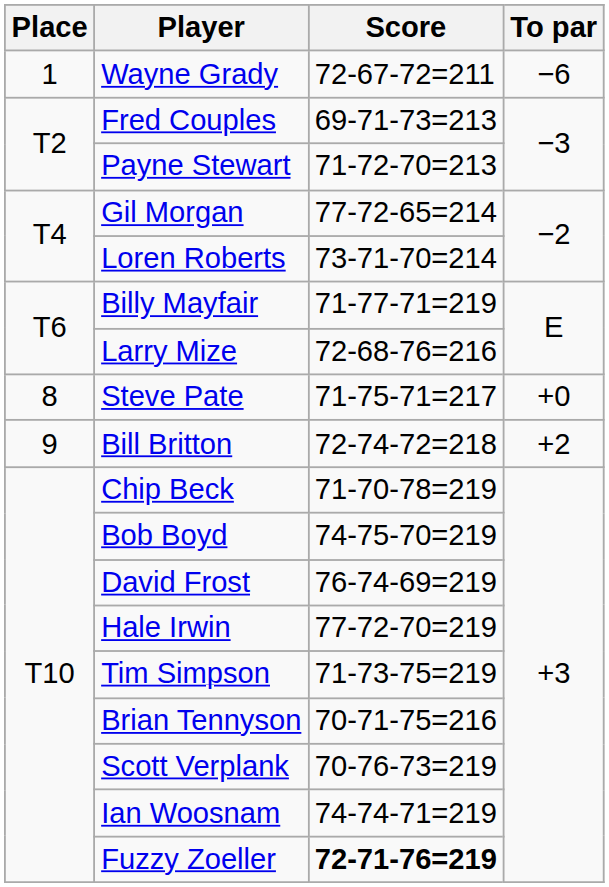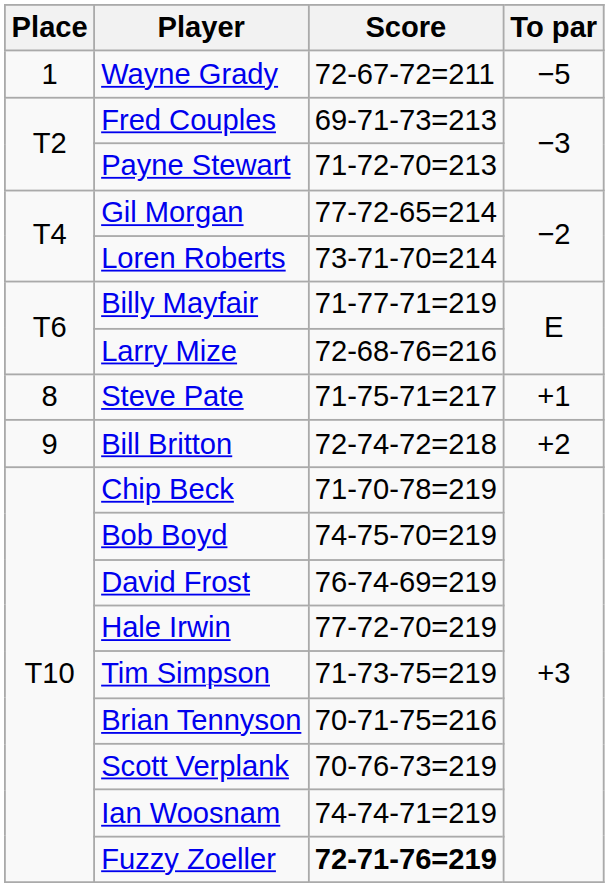(554, 73) −6 -> (554, 73) −5
(554, 397) +0 -> (554, 397) +1
